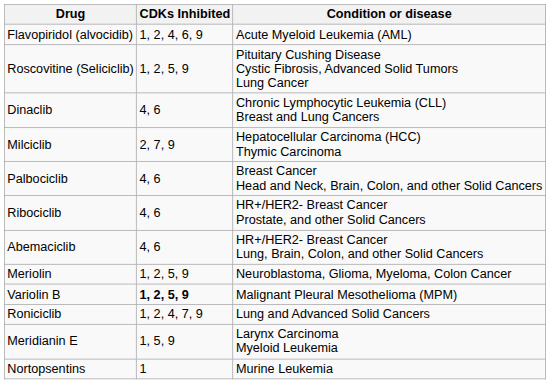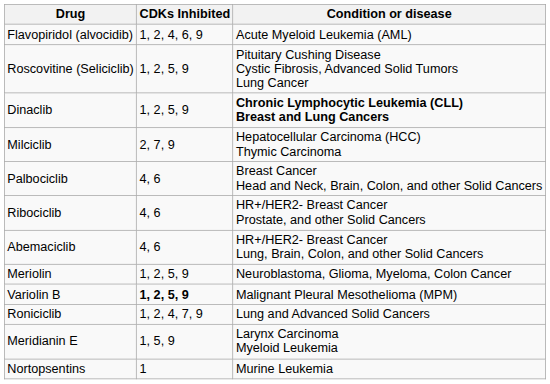(150, 110) 4, 6 -> (164, 110) 1, 2, 5, 9
(341, 110) normal -> (350, 110) bold
